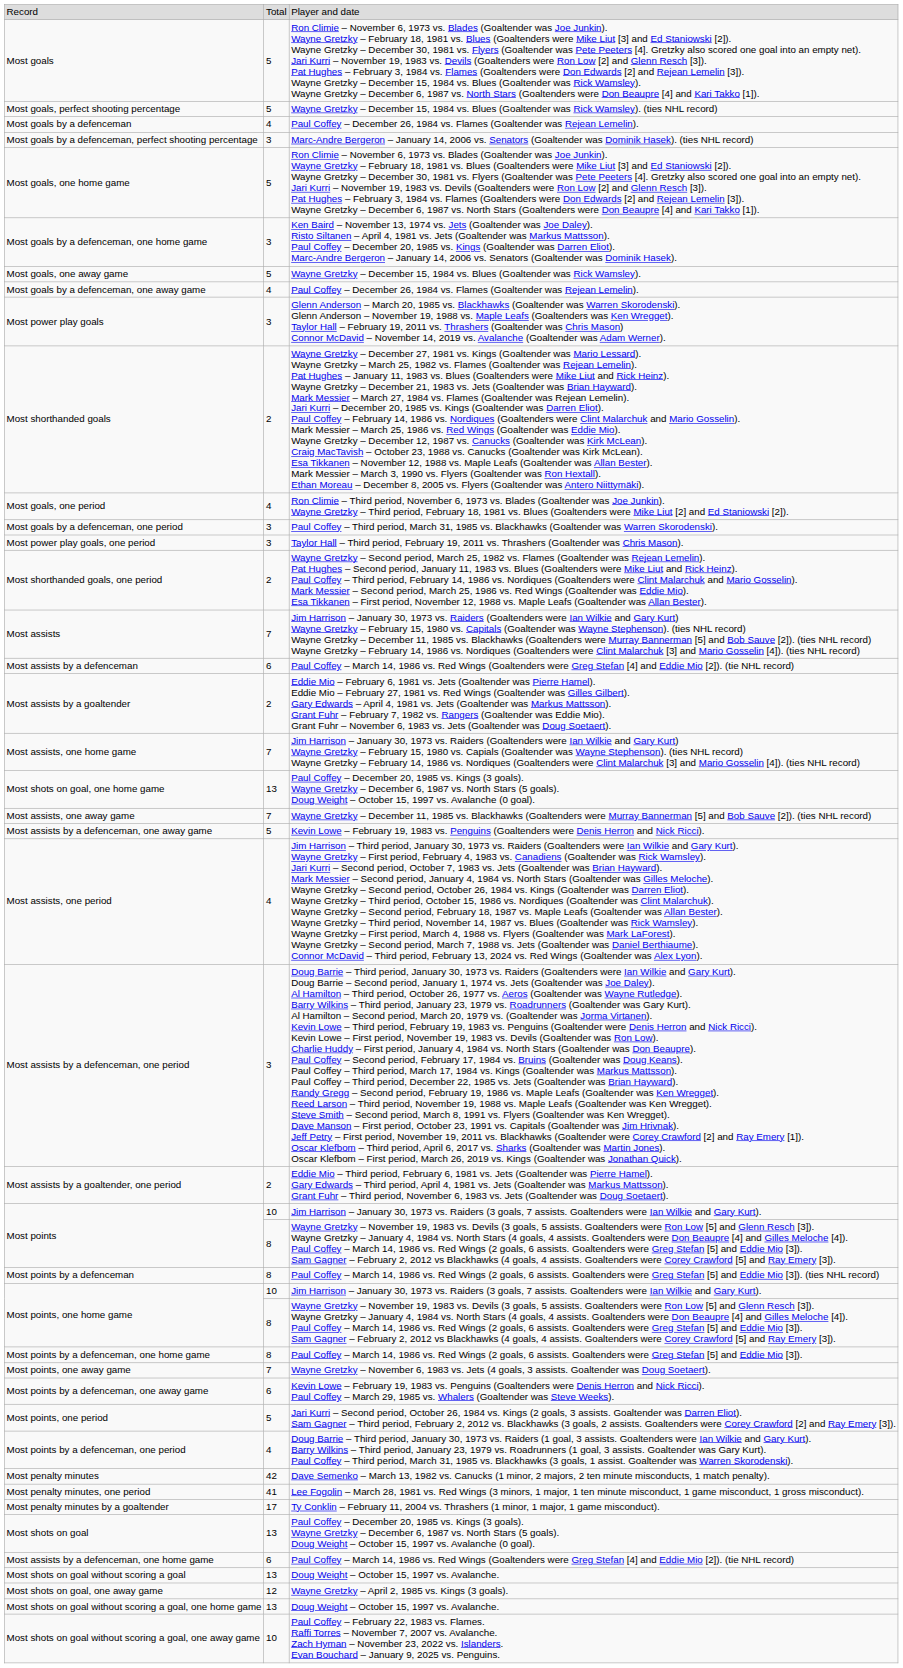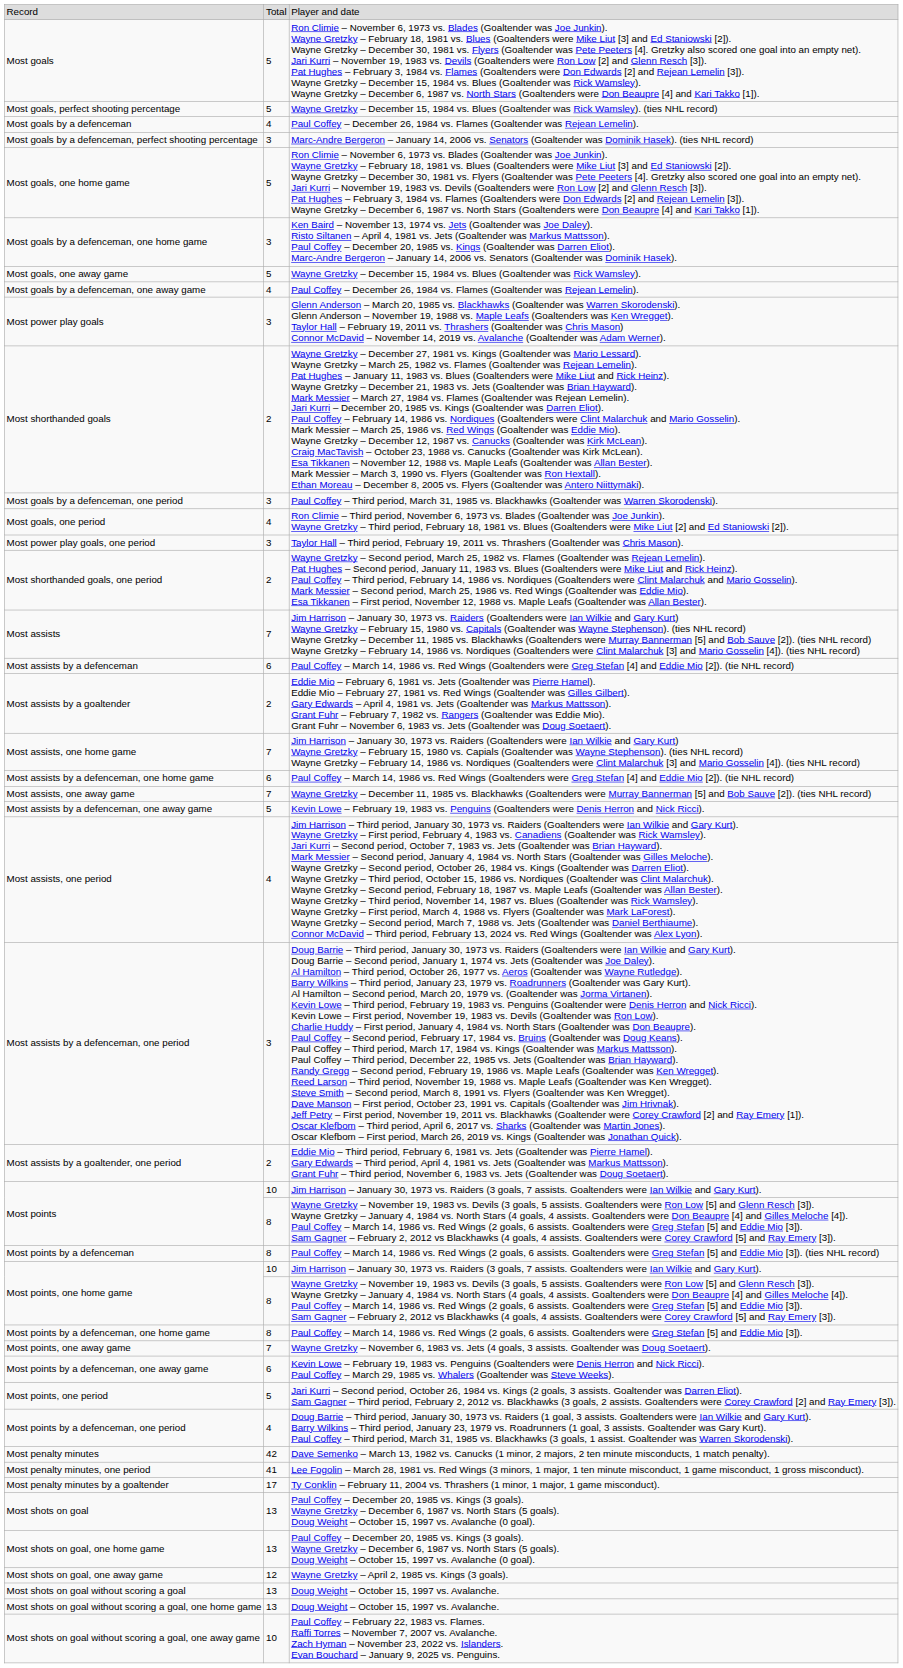rows swapped: (56, 506) <-> (95, 527)
rows swapped: (110, 1560) <-> (85, 789)
rows swapped: (85, 1591) <-> (96, 1575)
